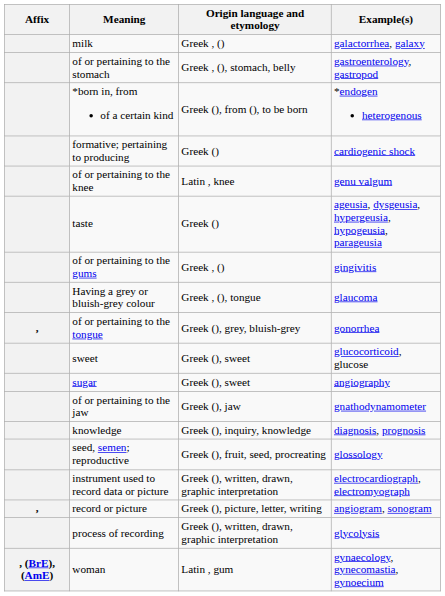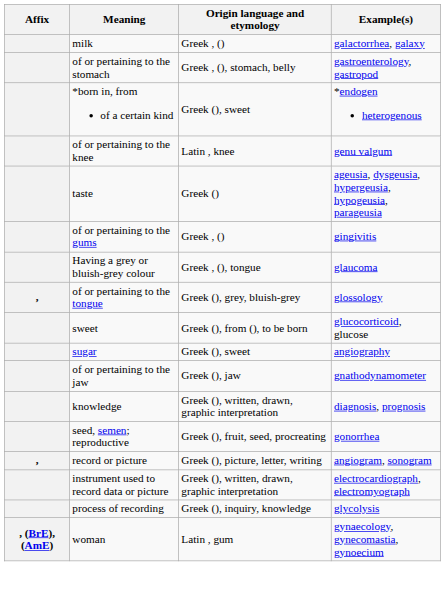(244, 109) Greek (), from (), to be born -> (216, 109) Greek (), sweet
- row: (120, 150)
(357, 327) gonorrhea -> (358, 297) glossology
(216, 358) Greek (), sweet -> (244, 327) Greek (), from (), to be born
(246, 430) Greek (), inquiry, knowledge -> (237, 406) Greek (), written, drawn, graphic interpretation
(358, 454) glossology -> (357, 436) gonorrhea
rows swapped: (110, 508) <-> (120, 484)
(237, 533) Greek (), written, drawn, graphic interpretation -> (246, 508) Greek (), inquiry, knowledge
